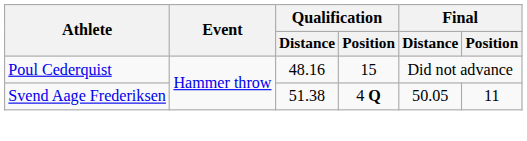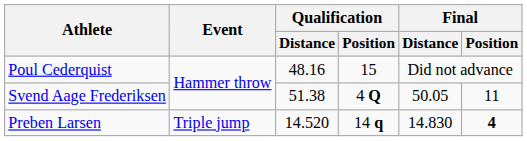+ row: (55, 123)
